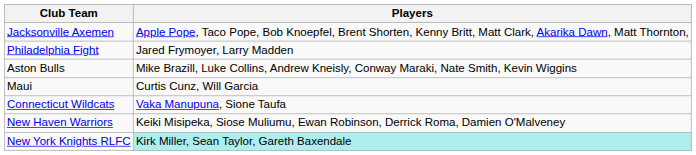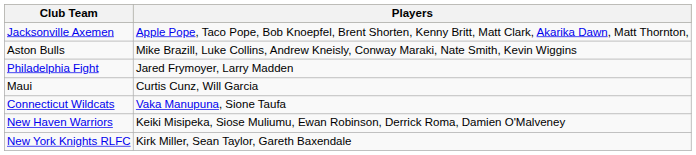rows swapped: (53, 50) <-> (36, 68)
(244, 141) paleturquoise background -> (244, 141) no background
